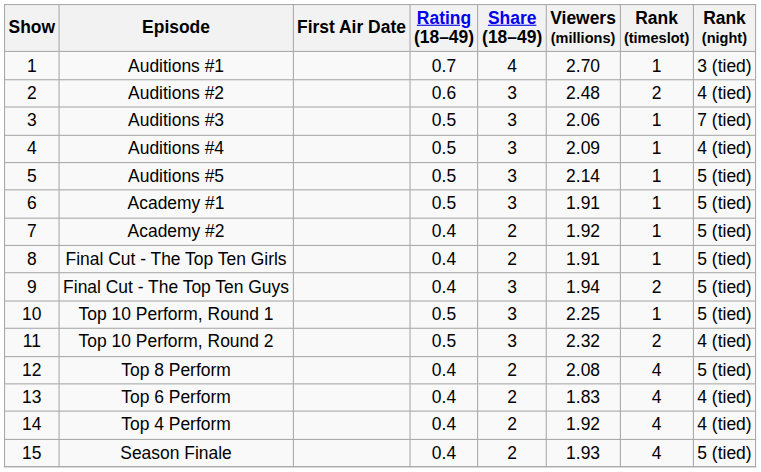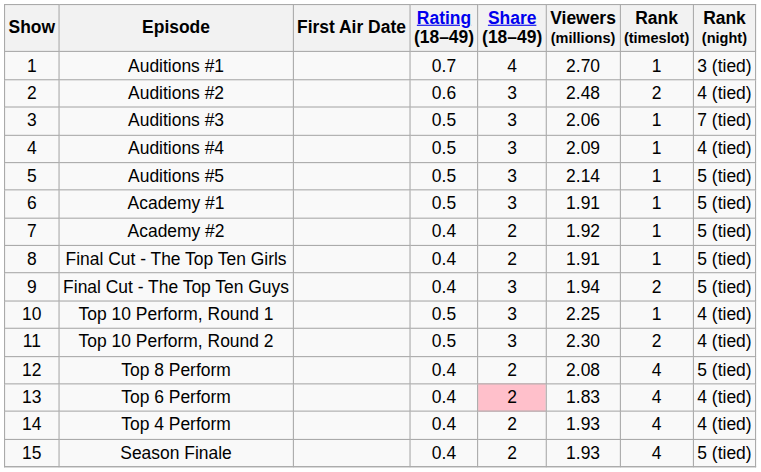(724, 314) 5 (tied) -> (724, 314) 4 (tied)
(583, 342) 2.32 -> (583, 342) 2.30
(512, 397) no background -> (512, 397) pink background
(583, 425) 1.92 -> (583, 425) 1.93
